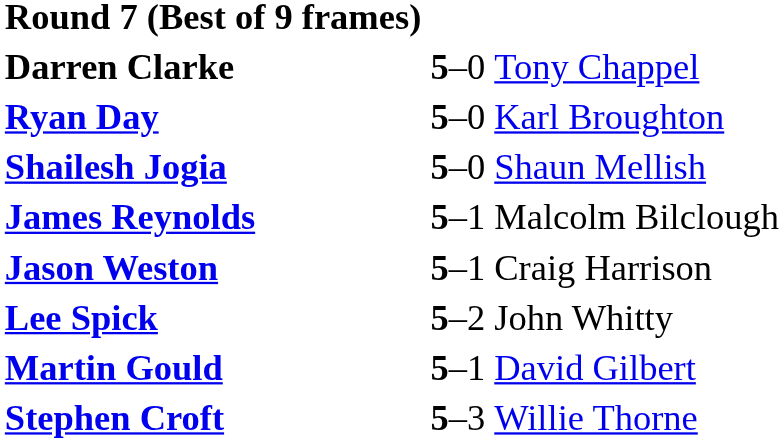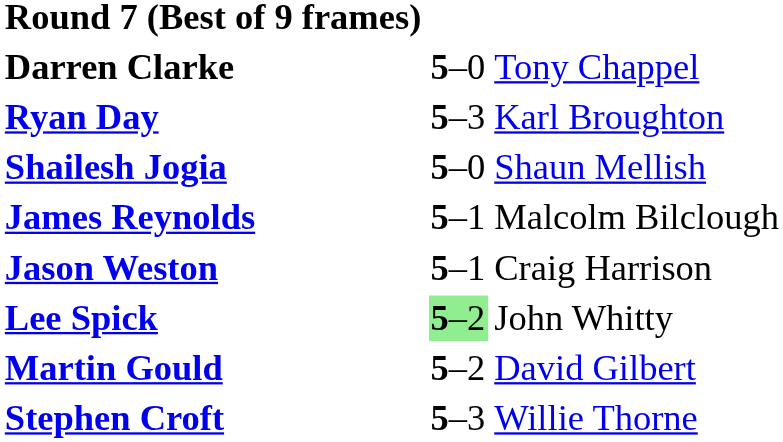(458, 117) 5–0 -> (458, 117) 5–3
(458, 317) no background -> (458, 317) lightgreen background
(458, 367) 5–1 -> (458, 367) 5–2
